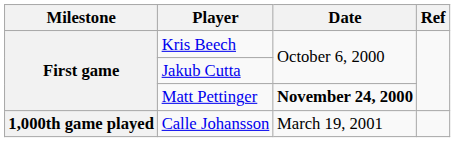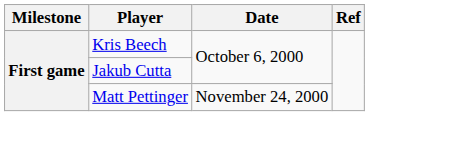(345, 96) bold -> (262, 96) normal
- row: (215, 123)
